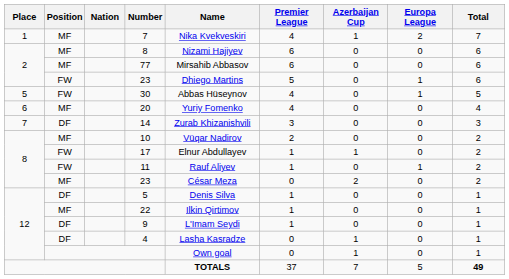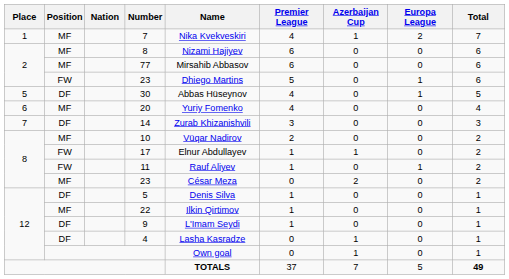(65, 94) FW -> (65, 94) DF
